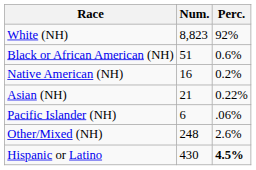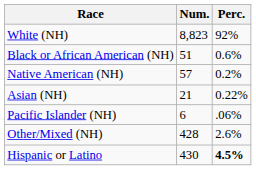(186, 74) 16 -> (186, 74) 57
(189, 134) 248 -> (189, 134) 428
